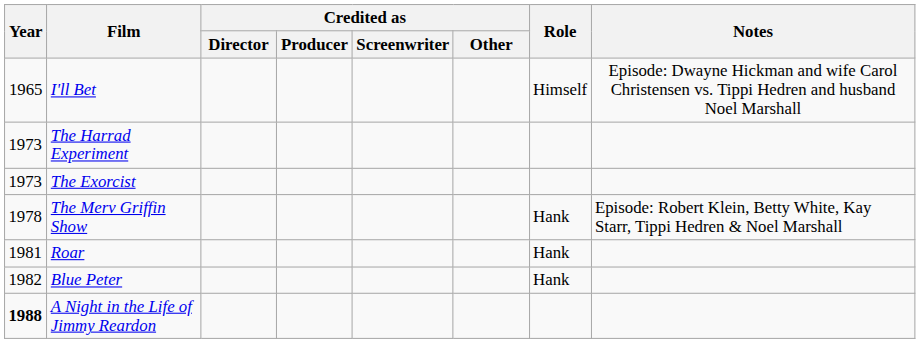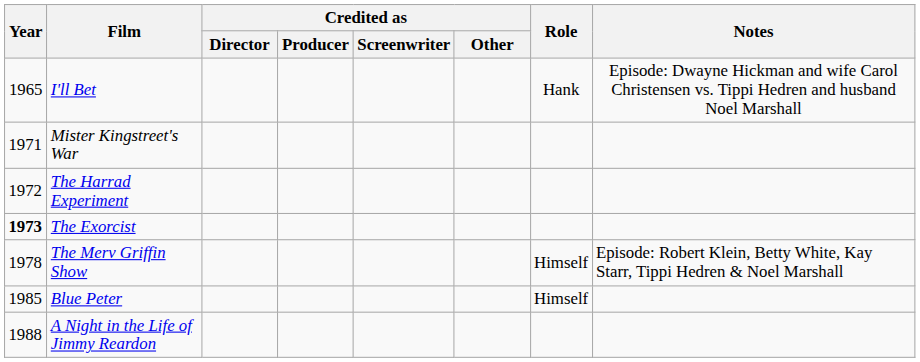(560, 90) Himself -> (561, 90) Hank
+ row: (115, 145)
(25, 145) 1973 -> (25, 190) 1972
(25, 181) normal -> (25, 226) bold
(551, 217) Hank -> (561, 262) Himself
- row: (68, 253)
(25, 279) 1982 -> (25, 298) 1985
(551, 279) Hank -> (561, 298) Himself
(25, 316) bold -> (25, 334) normal
